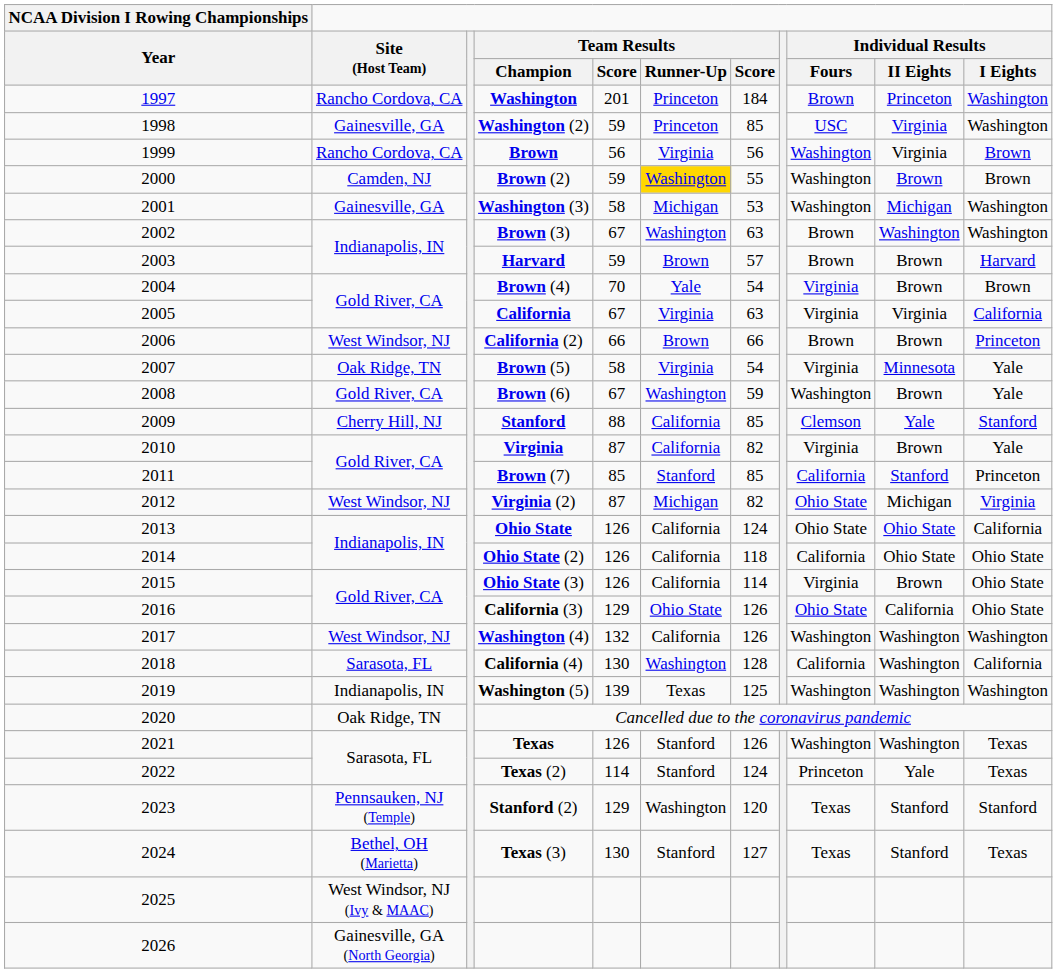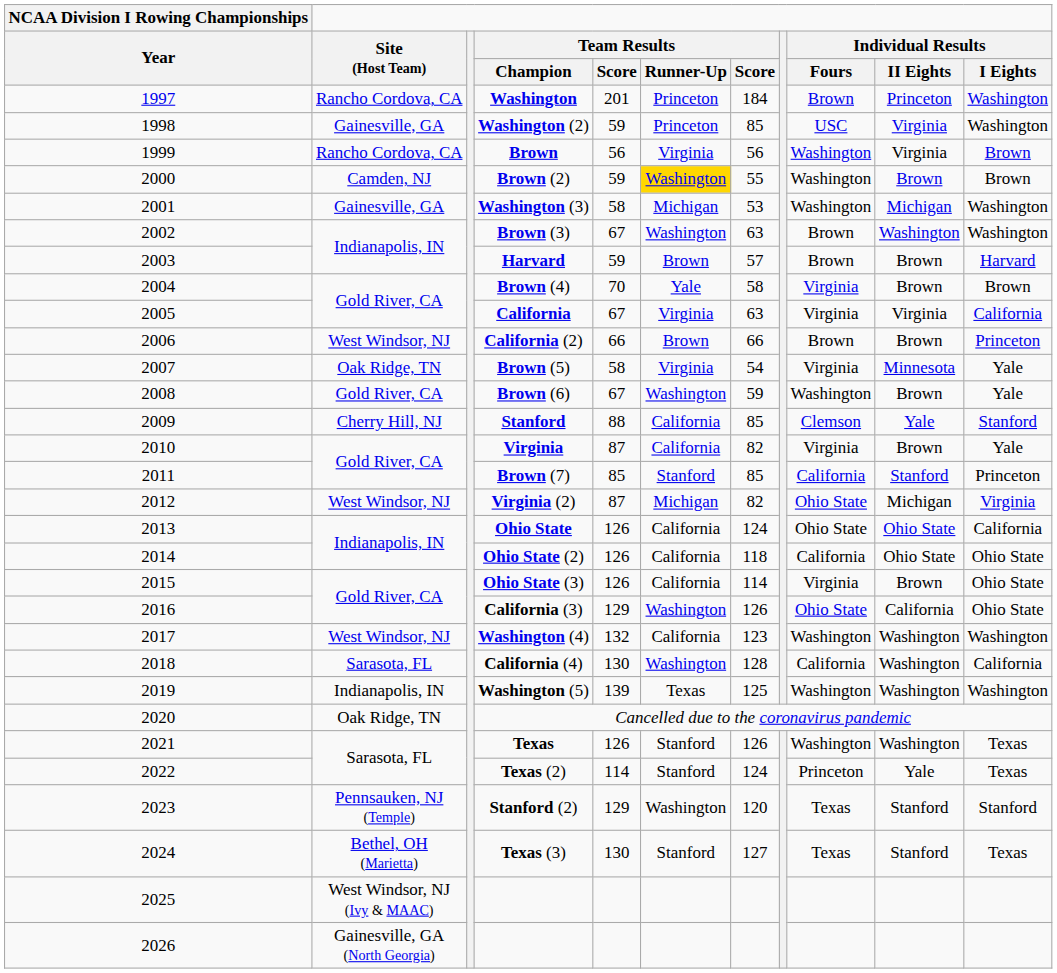(755, 286) 54 -> (755, 286) 58
(686, 609) Ohio State -> (686, 609) Washington
(755, 636) 126 -> (755, 636) 123
